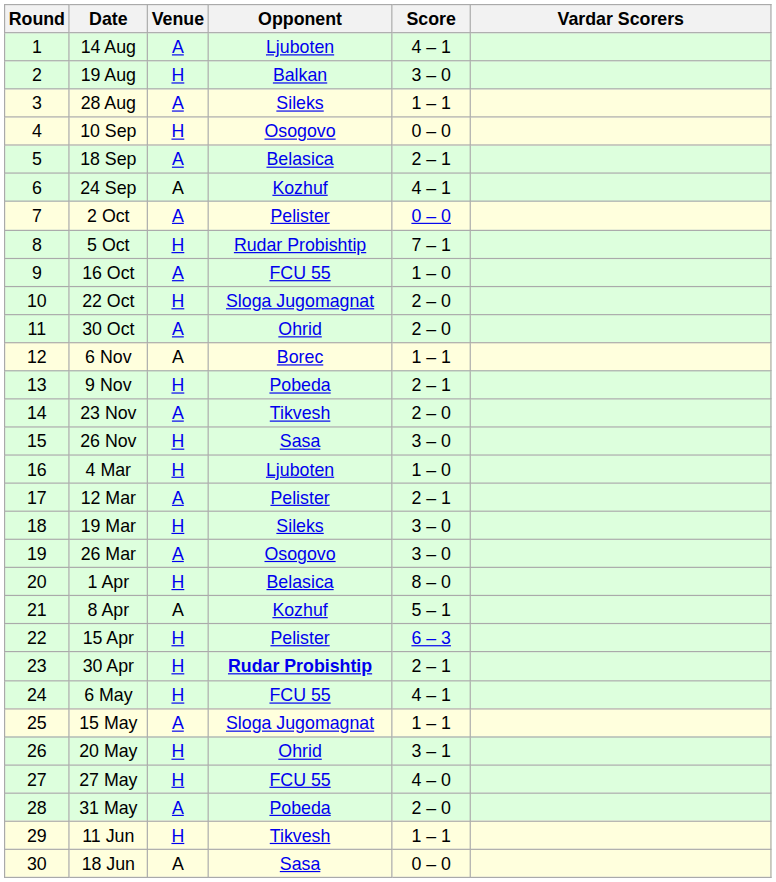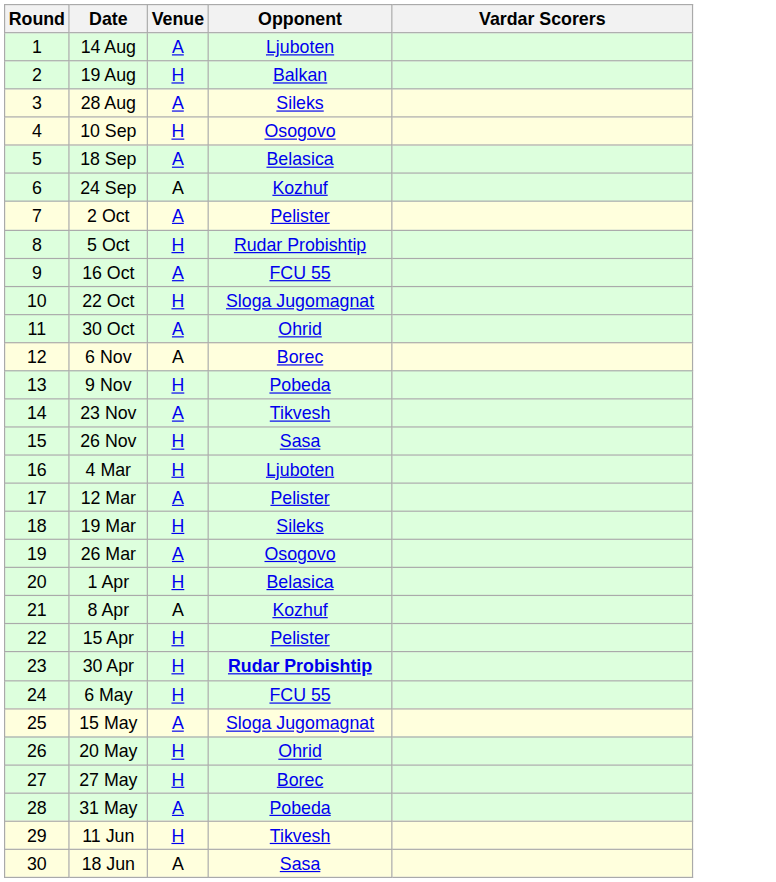- column: (431, 19)
(300, 779) FCU 55 -> (300, 779) Borec
